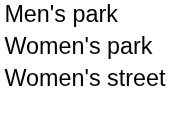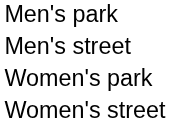+ row: (68, 46)
